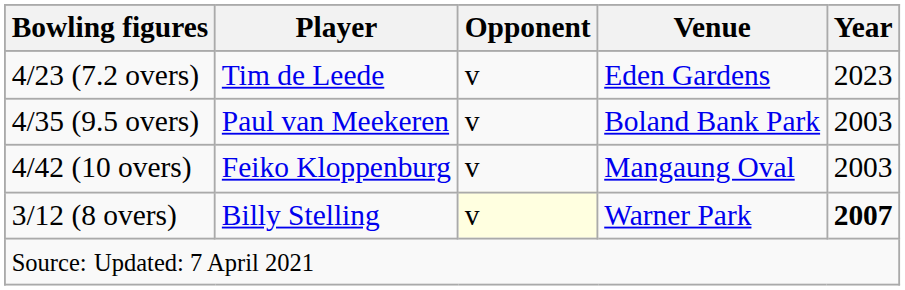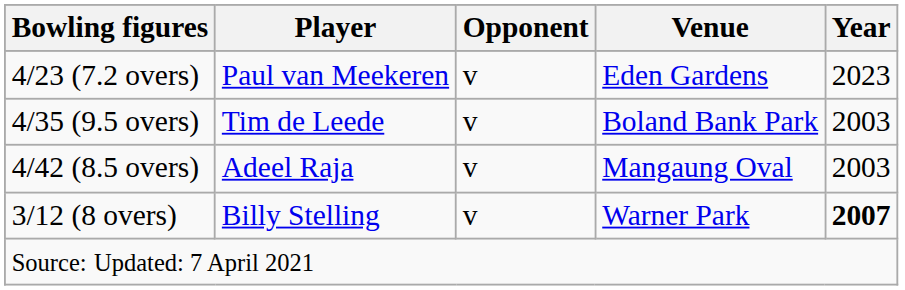(303, 74) Tim de Leede -> (335, 74) Paul van Meekeren
(335, 121) Paul van Meekeren -> (303, 121) Tim de Leede
- row: (102, 167)
+ row: (105, 167)
(472, 214) lightyellow background -> (470, 214) no background
